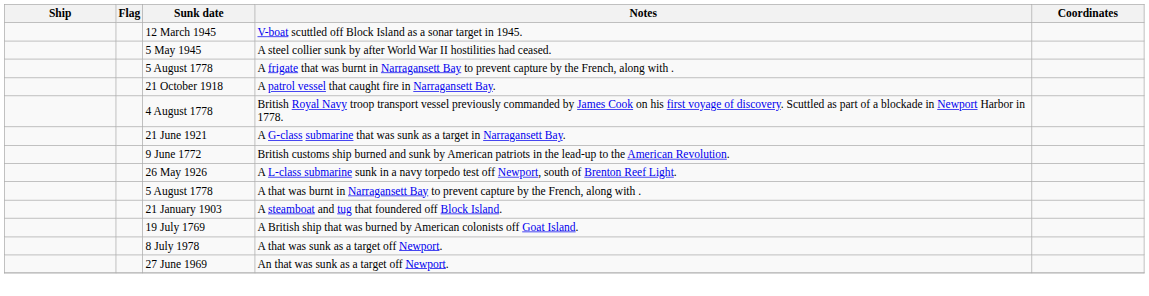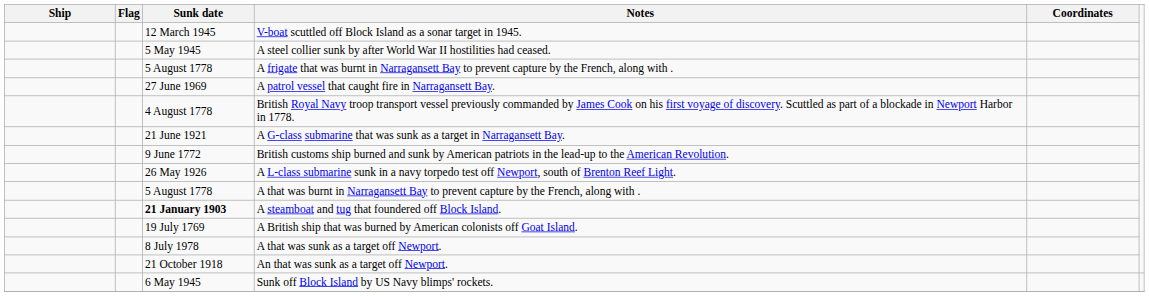(184, 86) 21 October 1918 -> (176, 86) 27 June 1969
(184, 209) normal -> (186, 209) bold
(176, 264) 27 June 1969 -> (184, 264) 21 October 1918
+ row: (375, 282)
